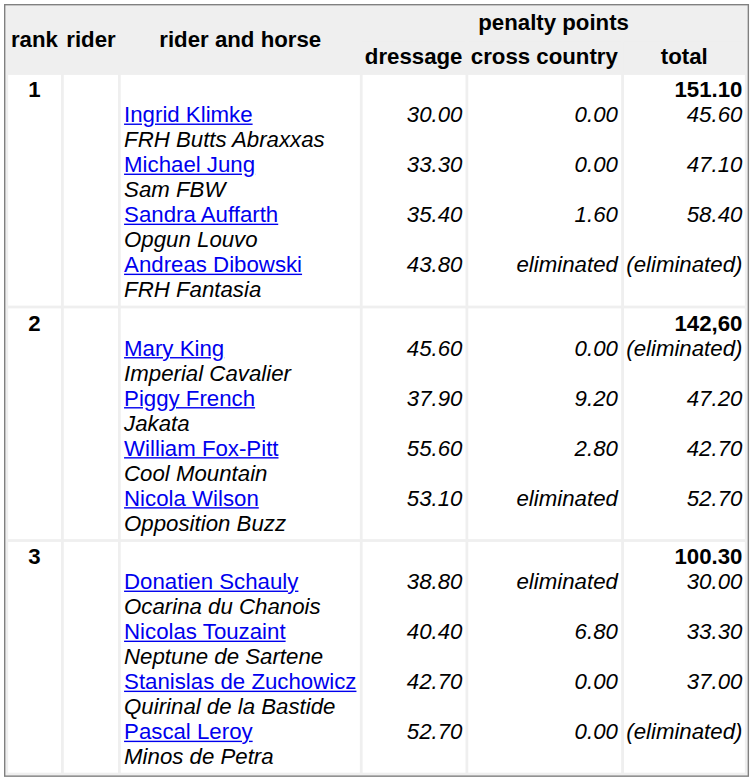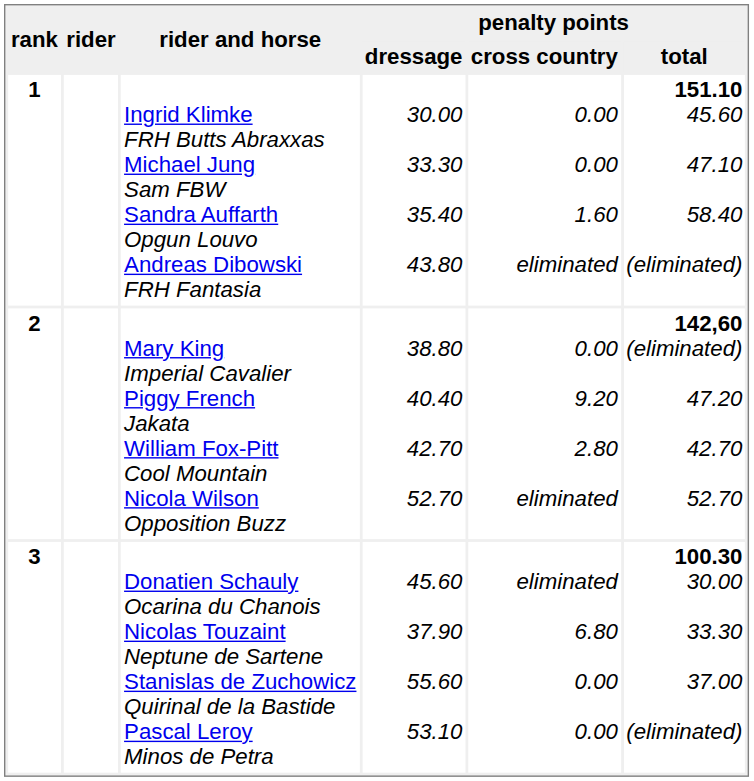(435, 423) 45.60 37.90 55.60 53.10 -> (435, 423) 38.80 40.40 42.70 52.70
(435, 657) 38.80 40.40 42.70 52.70 -> (435, 657) 45.60 37.90 55.60 53.10
